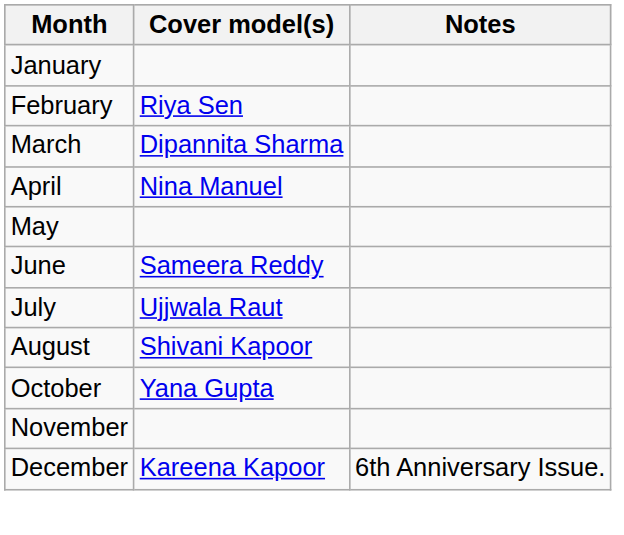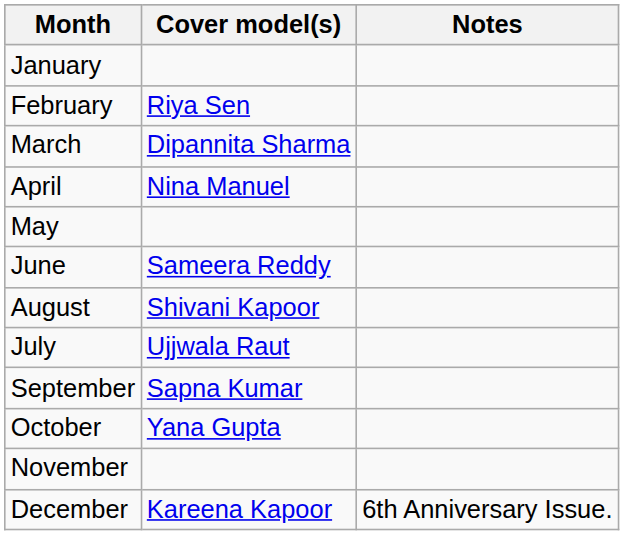rows swapped: (33, 307) <-> (50, 347)
+ row: (73, 387)
